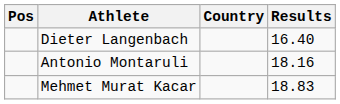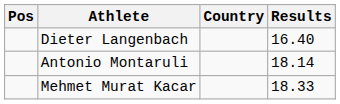(293, 63) 18.16 -> (293, 63) 18.14
(293, 87) 18.83 -> (293, 87) 18.33
